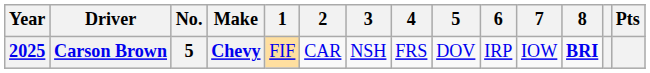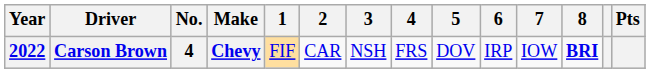(27, 51) 2025 -> (27, 51) 2022
(189, 51) 5 -> (189, 51) 4
